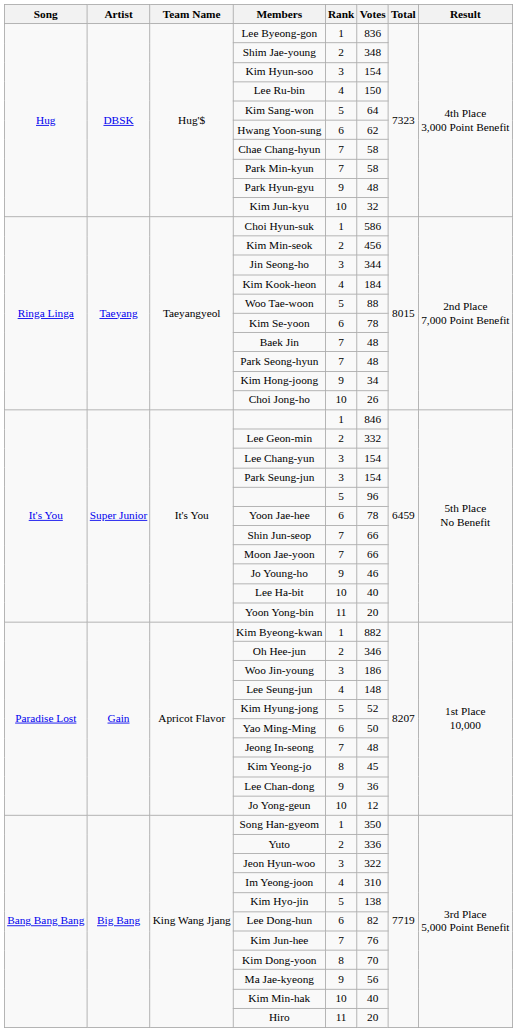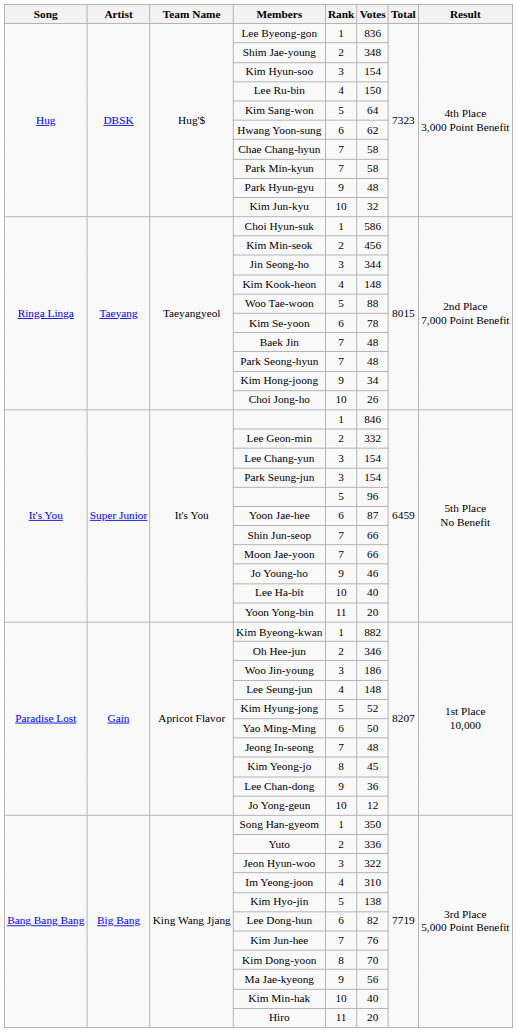(373, 284) 184 -> (373, 284) 148
(373, 516) 78 -> (373, 516) 87
